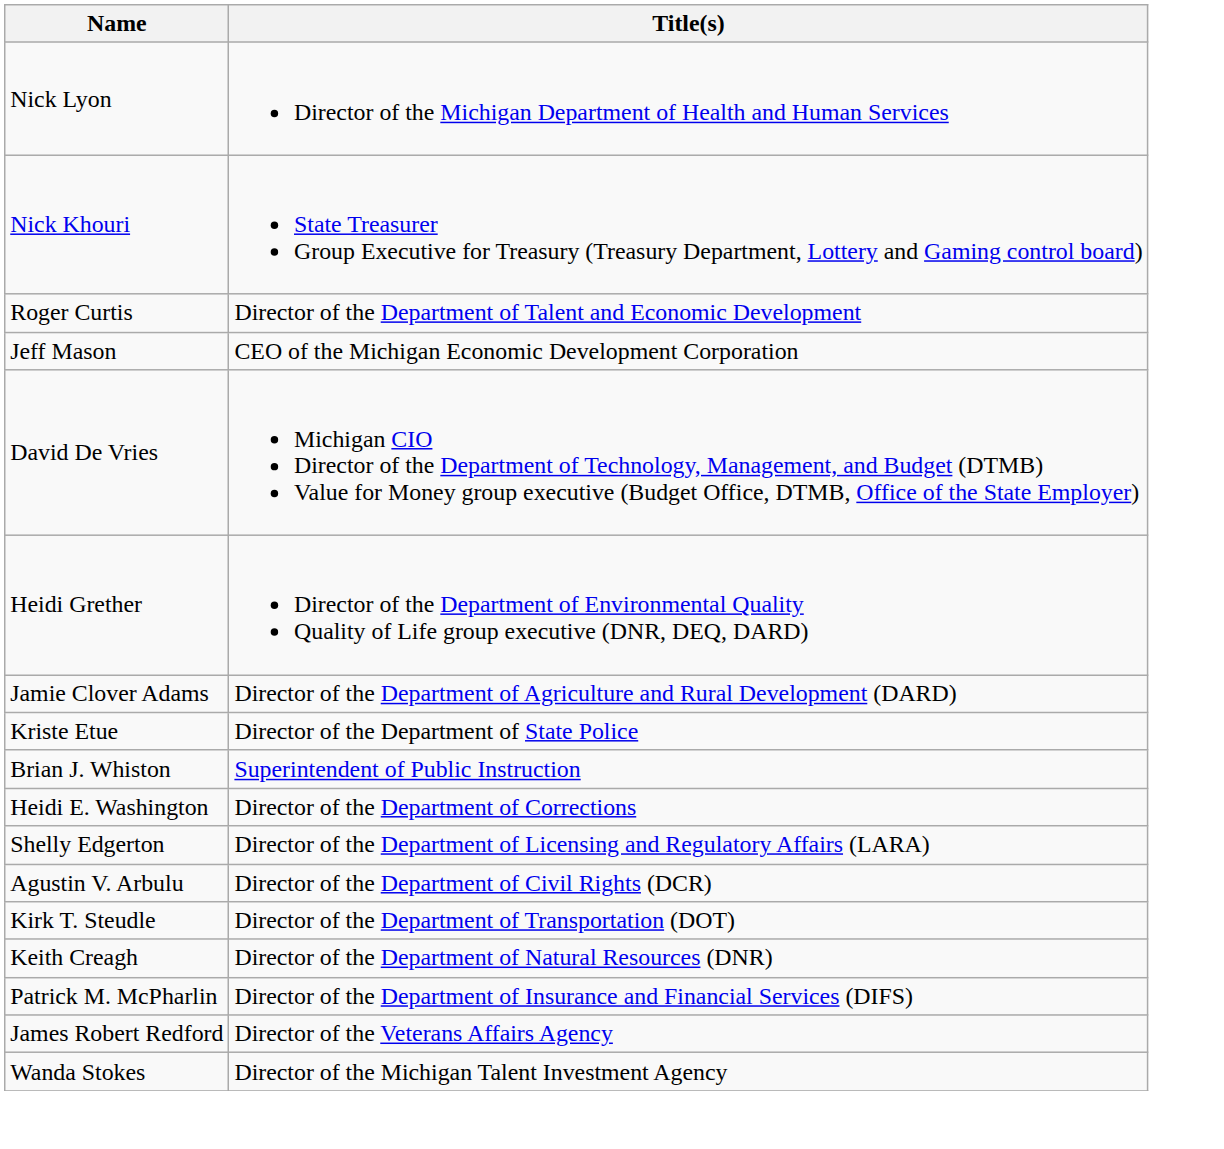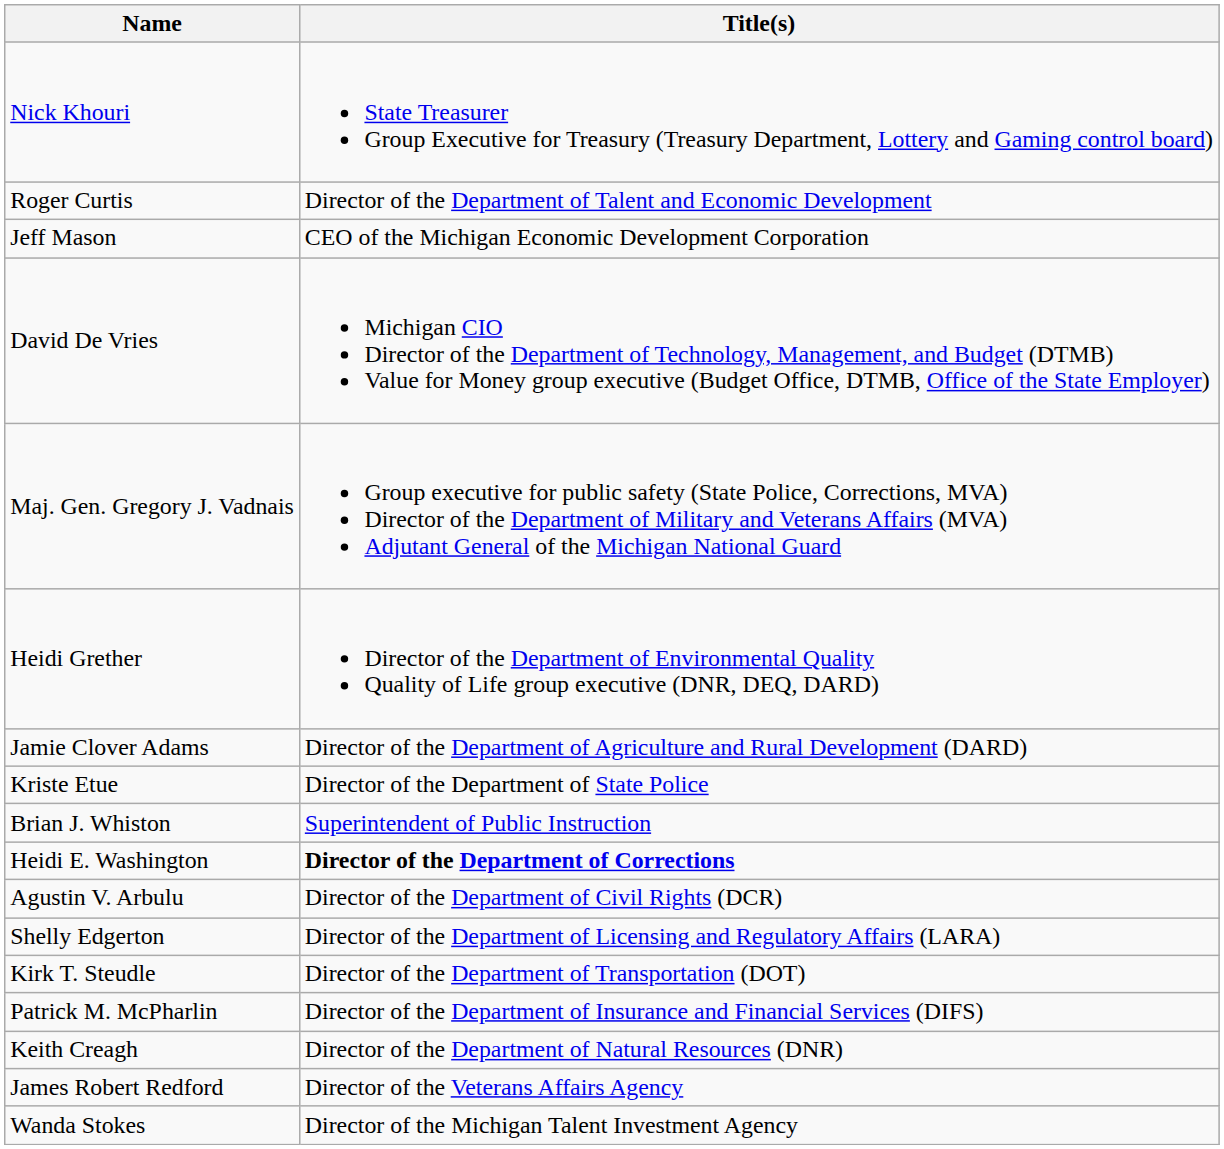- row: (61, 98)
+ row: (152, 505)
(435, 806) normal -> (520, 860) bold
rows swapped: (87, 844) <-> (97, 882)
rows swapped: (74, 958) <-> (114, 995)
